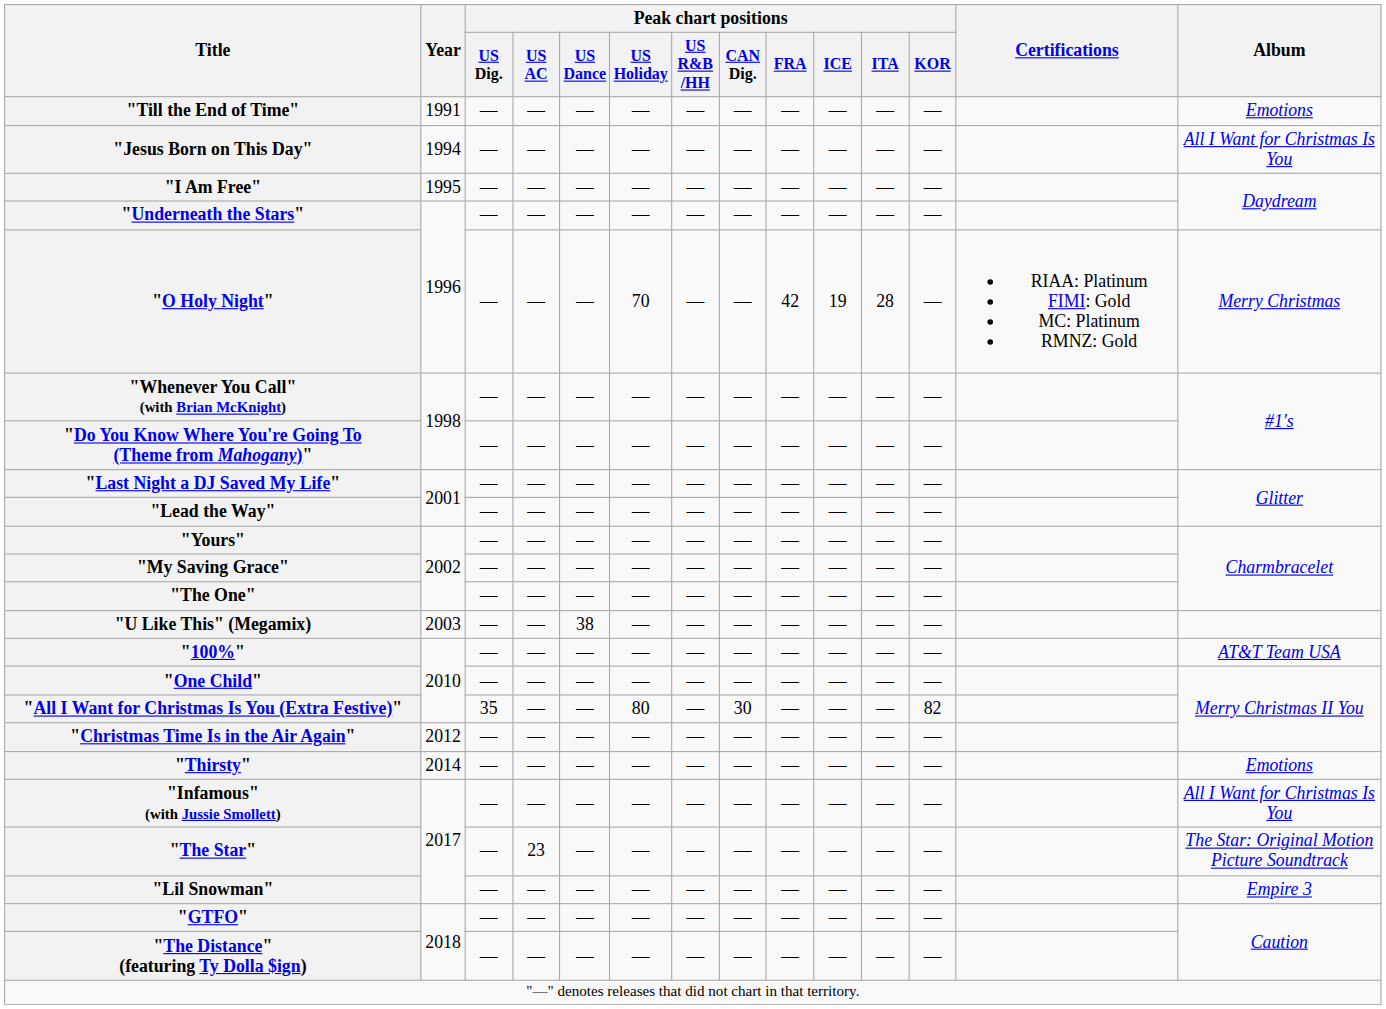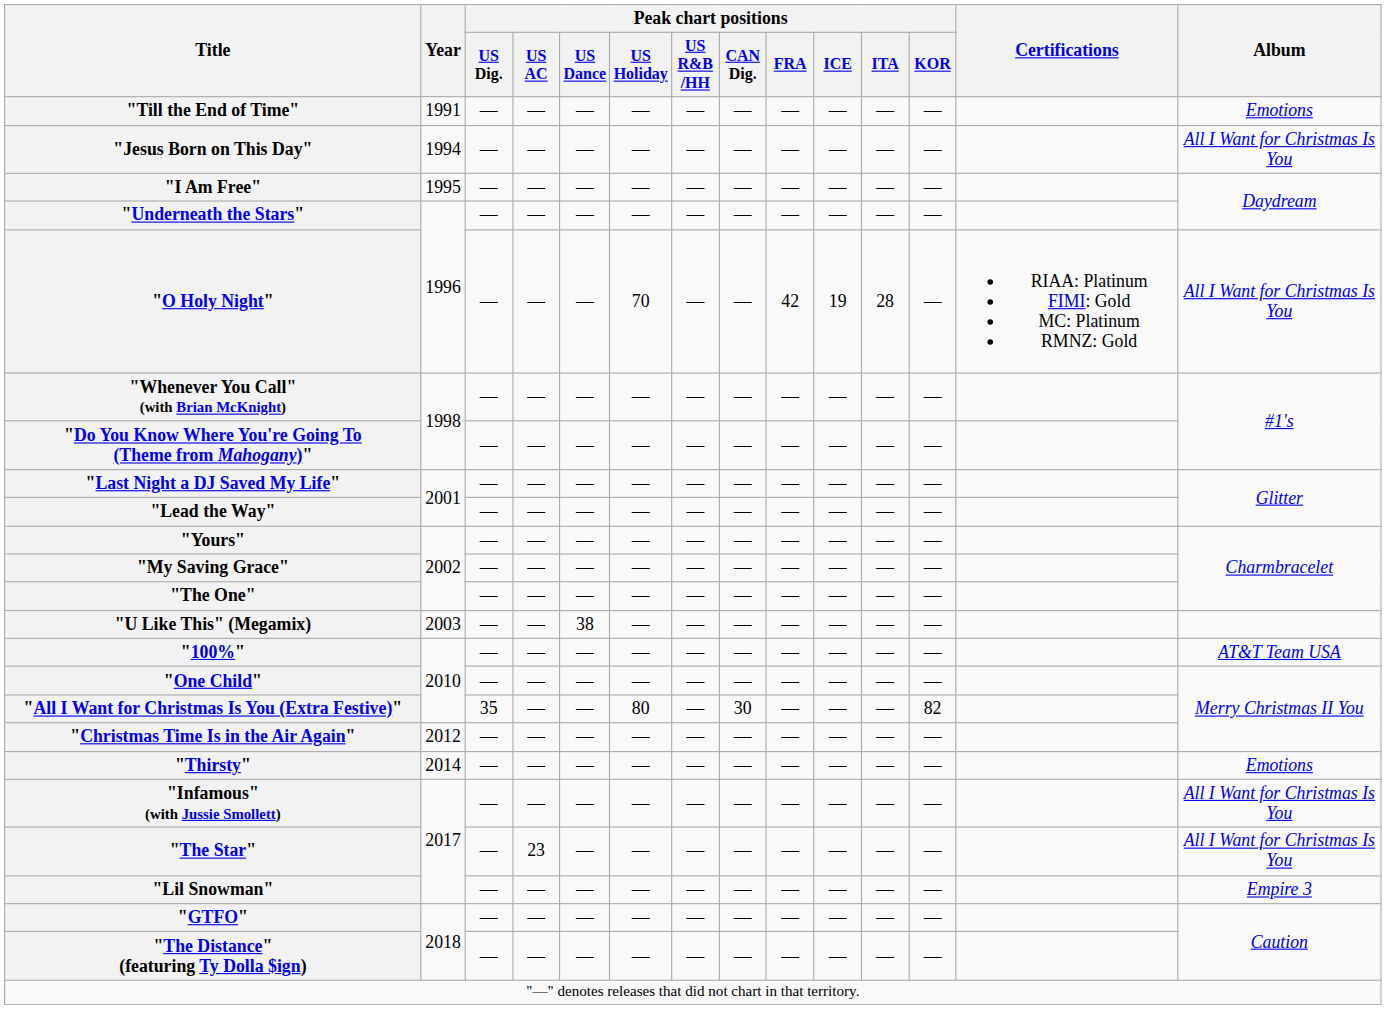(1279, 301) Merry Christmas -> (1279, 301) All I Want for Christmas Is You
(1279, 851) The Star: Original Motion Picture Soundtrack -> (1279, 851) All I Want for Christmas Is You
